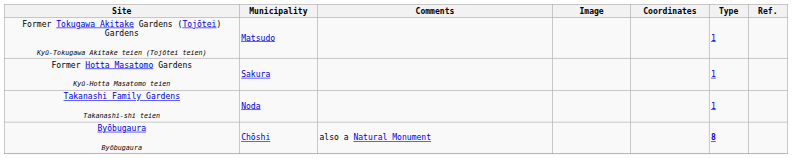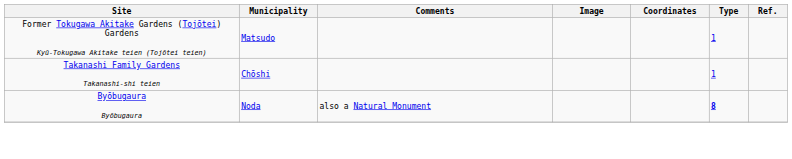- row: (122, 74)
(251, 106) Noda -> (256, 74) Chōshi
(256, 138) Chōshi -> (251, 106) Noda
